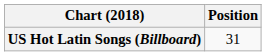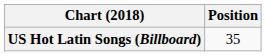(233, 39) 31 -> (233, 39) 35
